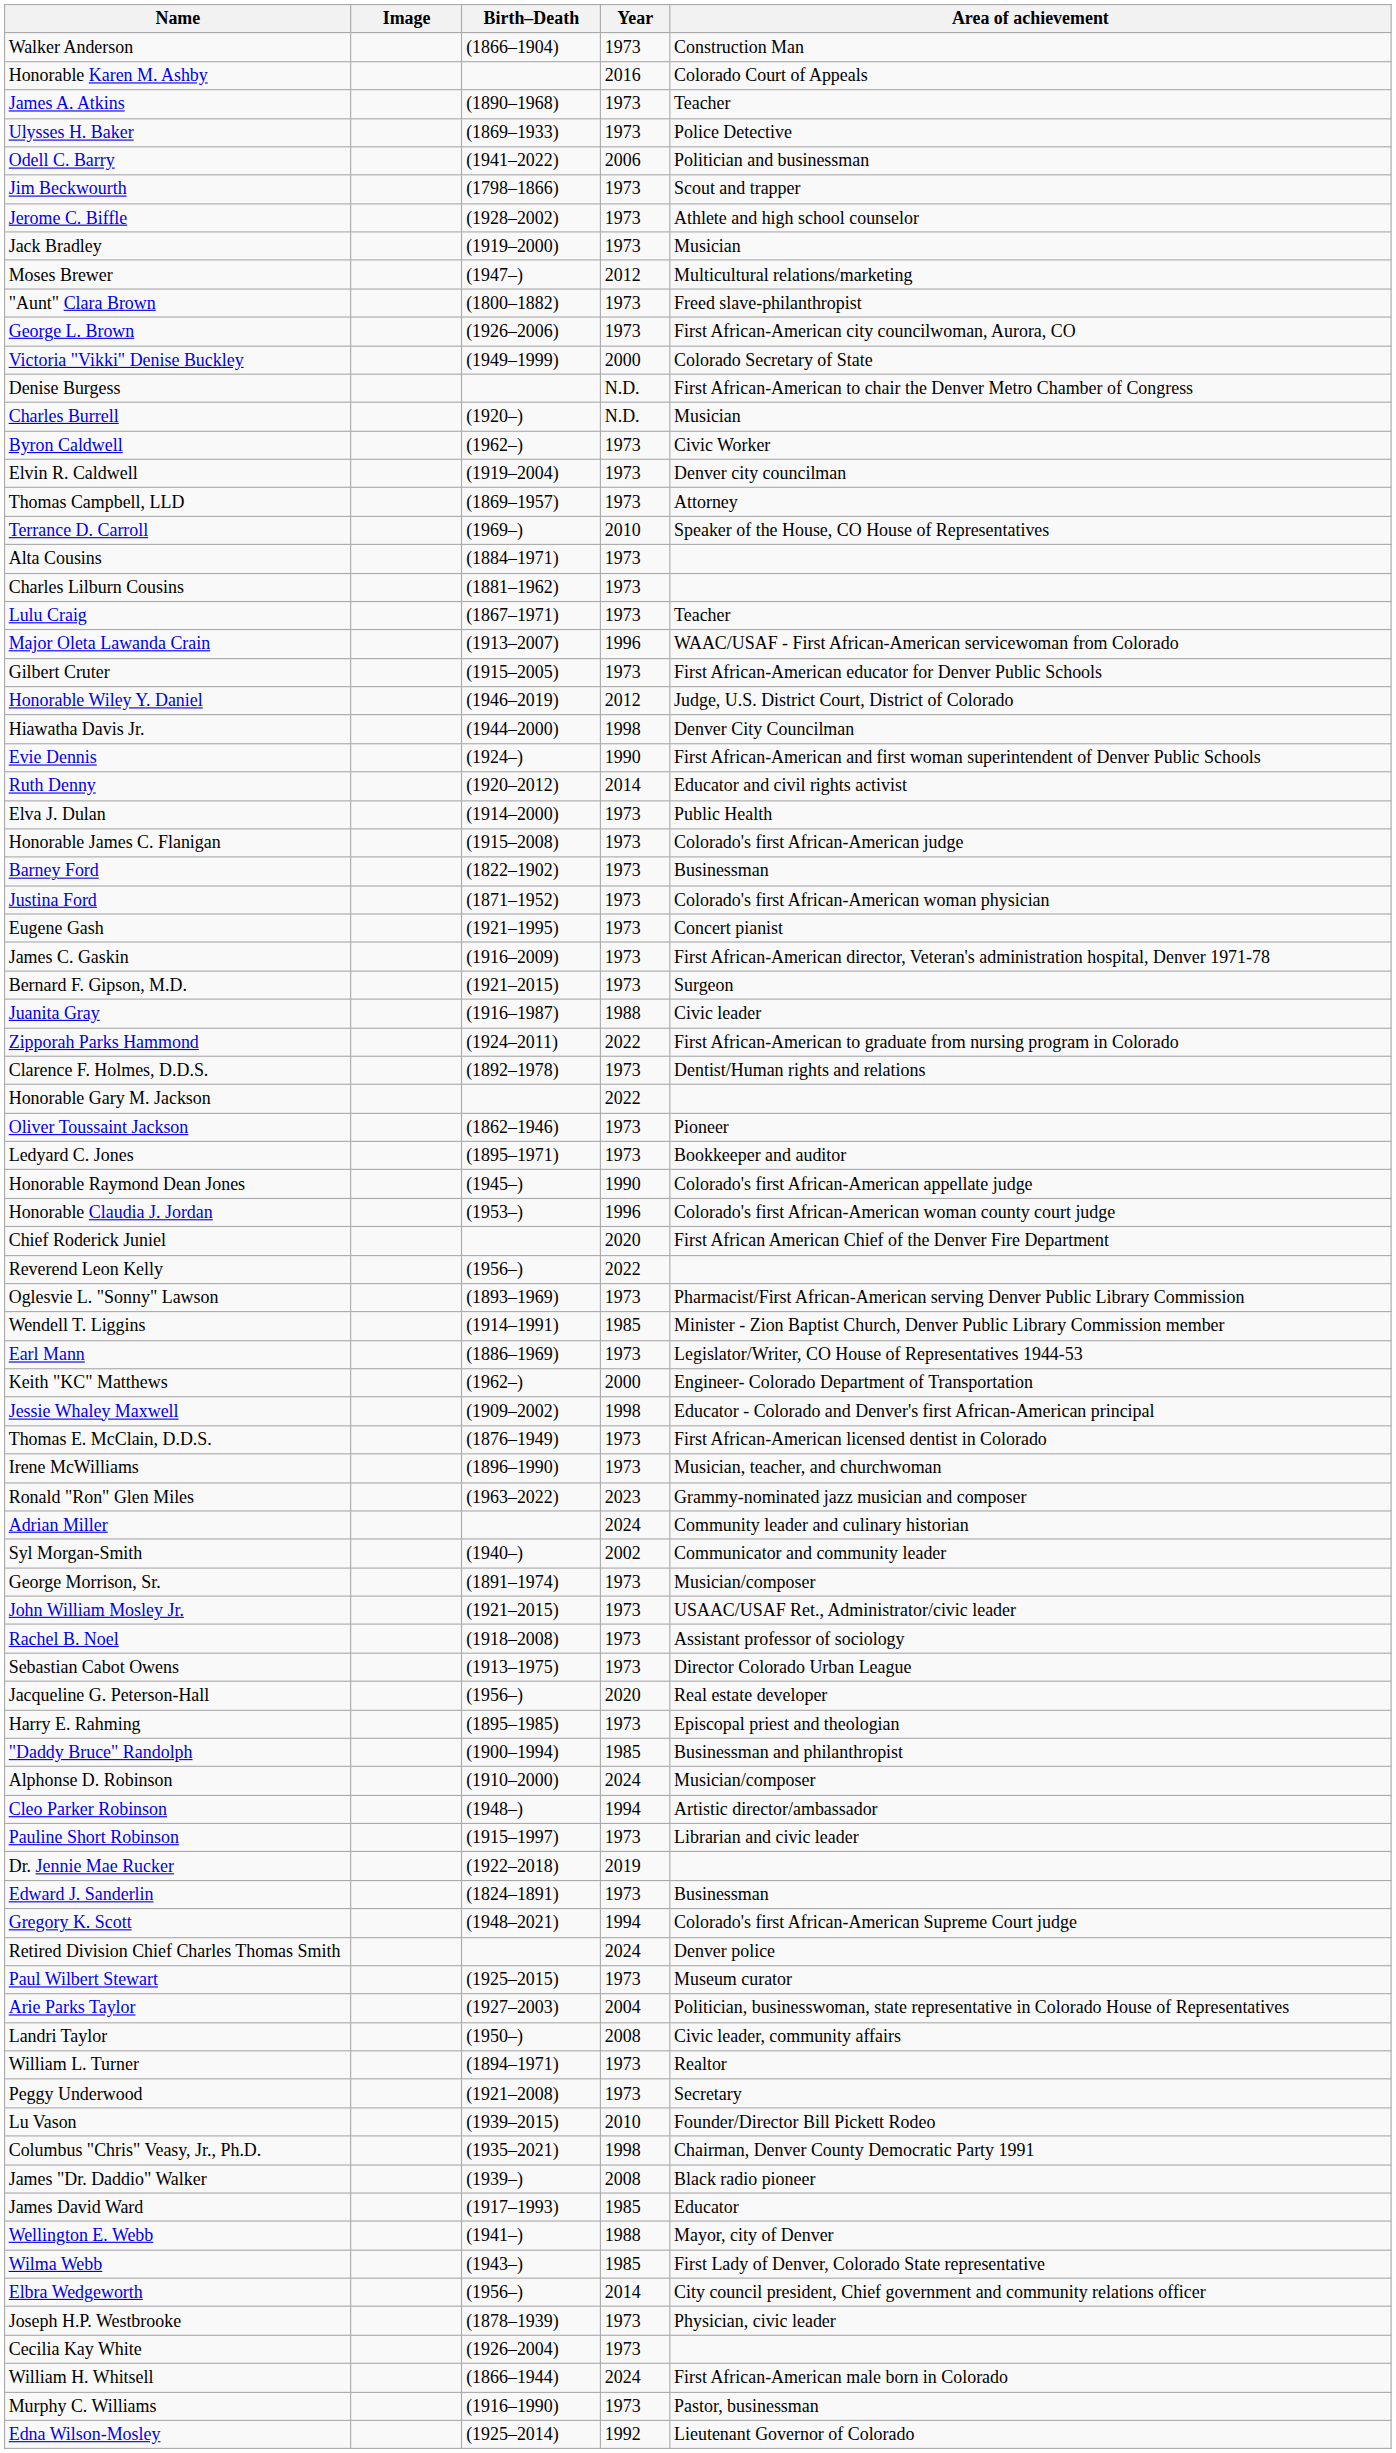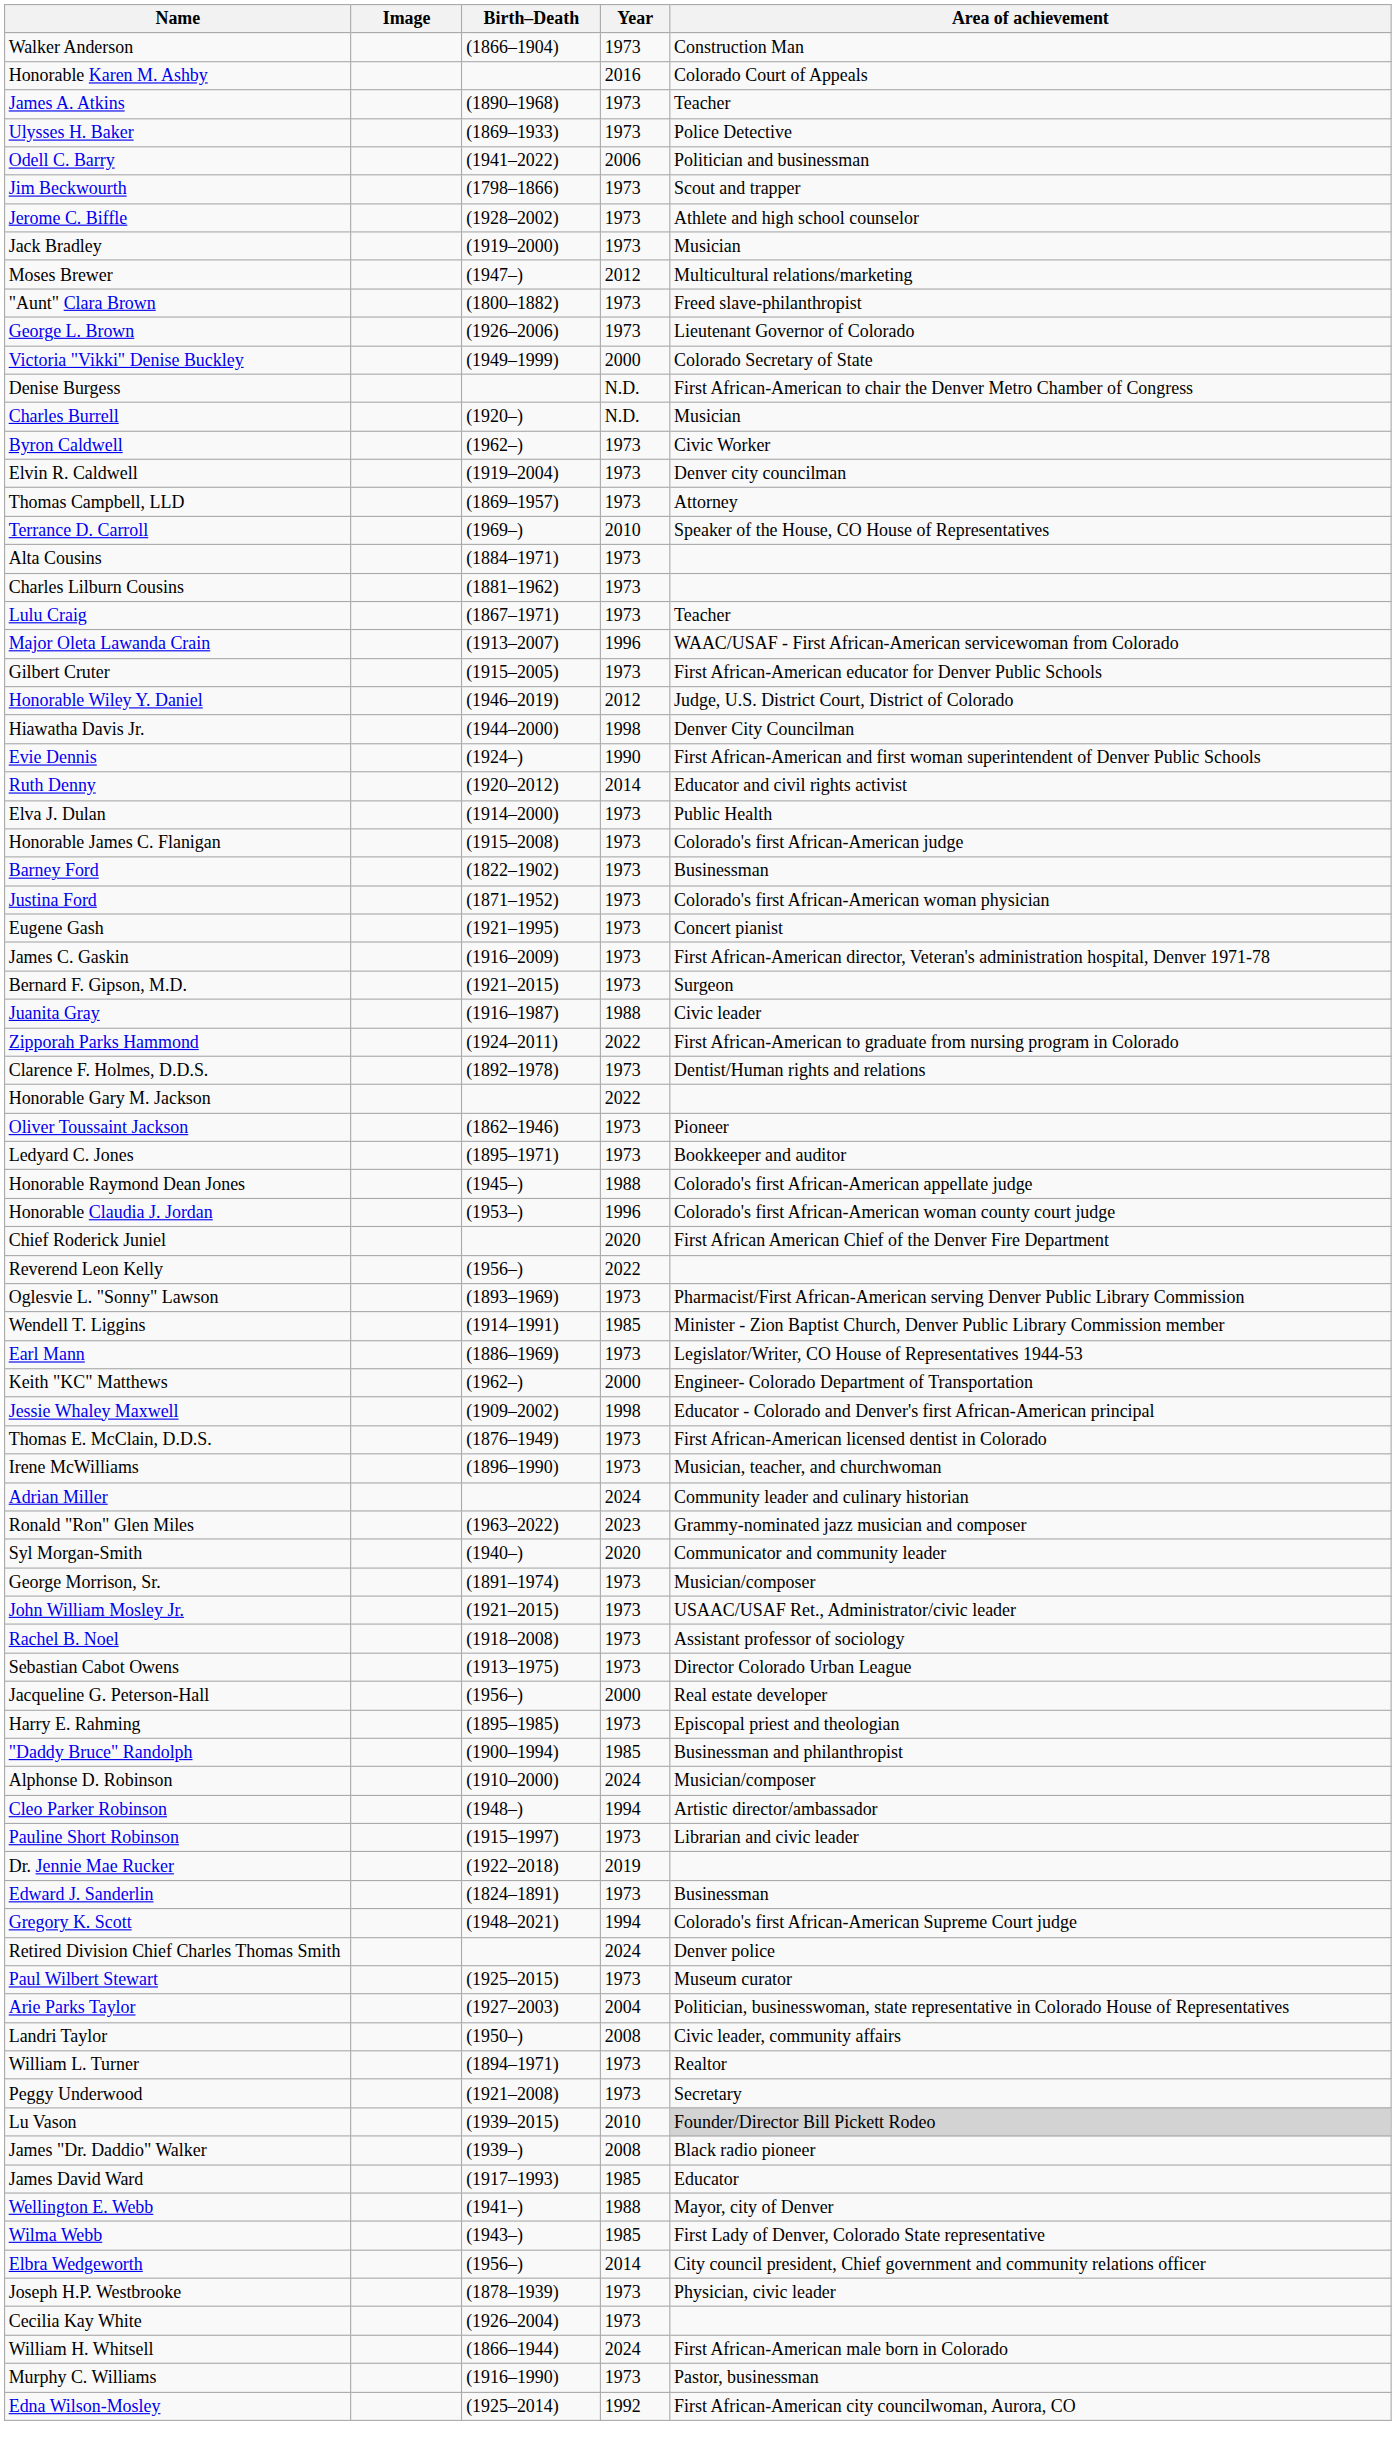(875, 331) First African-American city councilwoman, Aurora, CO -> (794, 331) Lieutenant Governor of Colorado
(623, 1183) 1990 -> (623, 1183) 1988
rows swapped: (101, 1496) <-> (58, 1524)
(623, 1553) 2002 -> (623, 1553) 2020
(623, 1695) 2020 -> (623, 1695) 2000
(805, 2121) no background -> (805, 2121) lightgrey background
- row: (135, 2150)
(794, 2434) Lieutenant Governor of Colorado -> (875, 2405) First African-American city councilwoman, Aurora, CO
